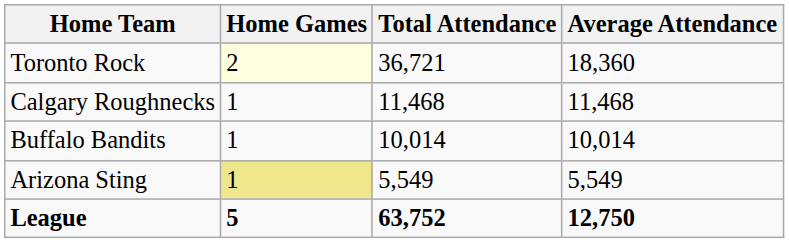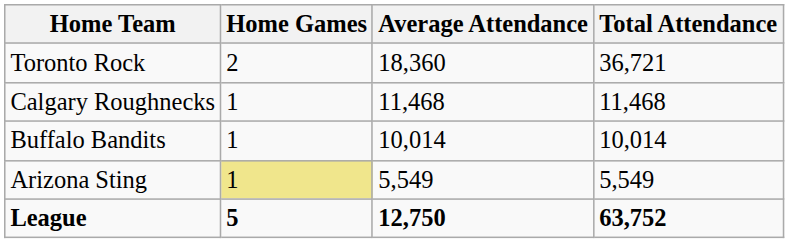columns swapped: (672, 23) <-> (467, 23)
(232, 62) lightyellow background -> (232, 62) no background
